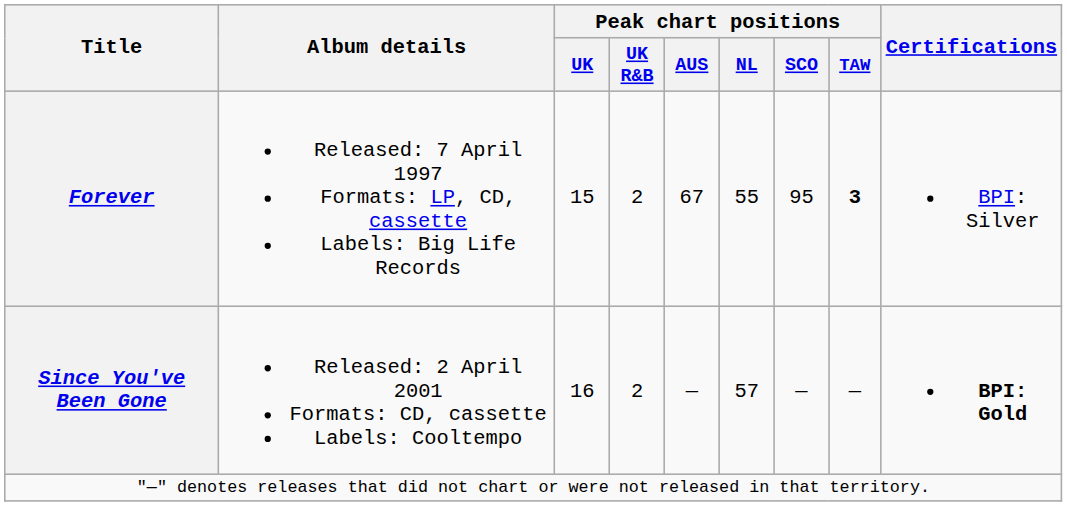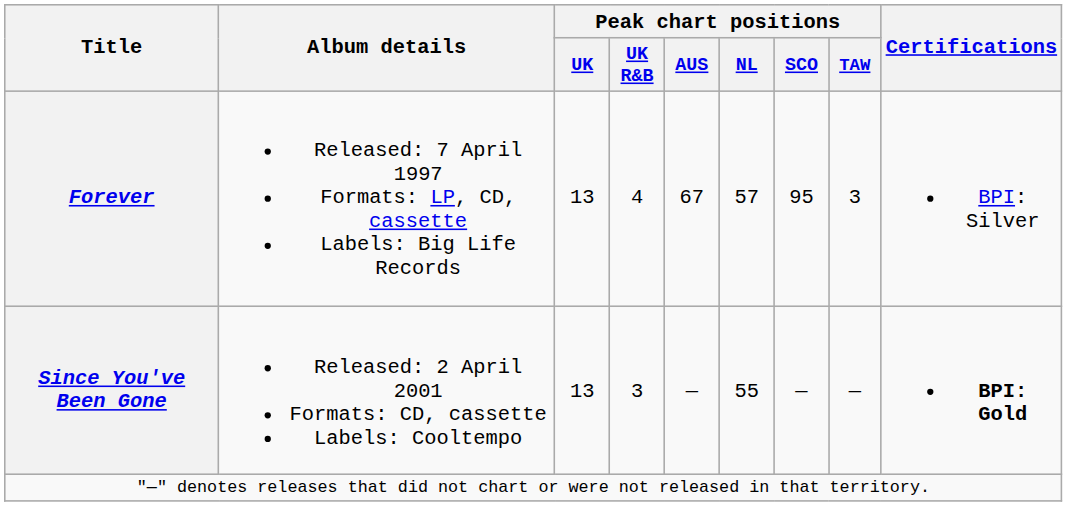(582, 199) 15 -> (582, 199) 13
(637, 199) 2 -> (637, 199) 4
(747, 199) 55 -> (747, 199) 57
(855, 199) bold -> (855, 199) normal
(582, 390) 16 -> (582, 390) 13
(637, 390) 2 -> (637, 390) 3
(747, 390) 57 -> (747, 390) 55
